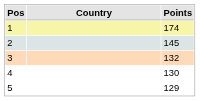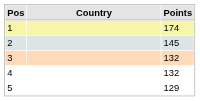(171, 73) 130 -> (171, 73) 132
